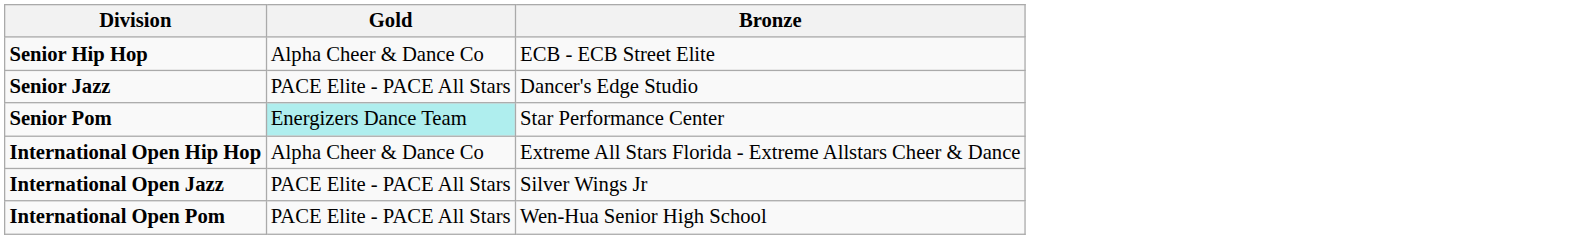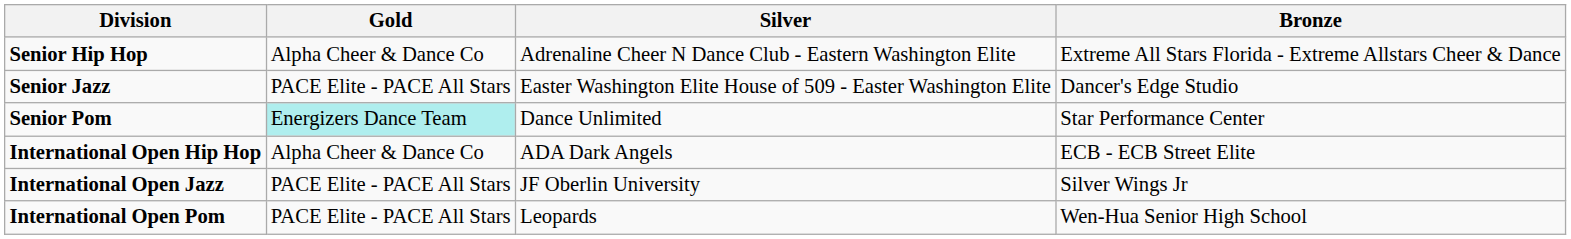+ column: (785, 20)
(618, 53) ECB - ECB Street Elite -> (1311, 53) Extreme All Stars Florida - Extreme Allstars Cheer & Dance
(770, 151) Extreme All Stars Florida - Extreme Allstars Cheer & Dance -> (1158, 151) ECB - ECB Street Elite
